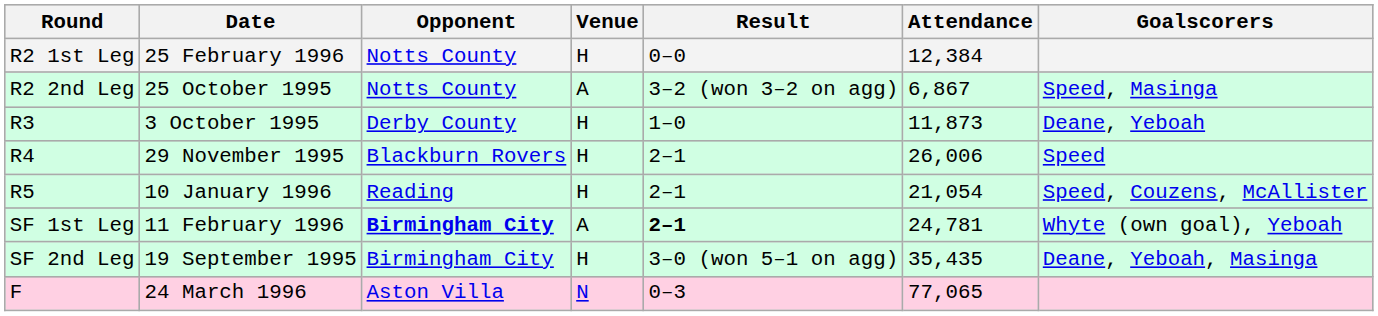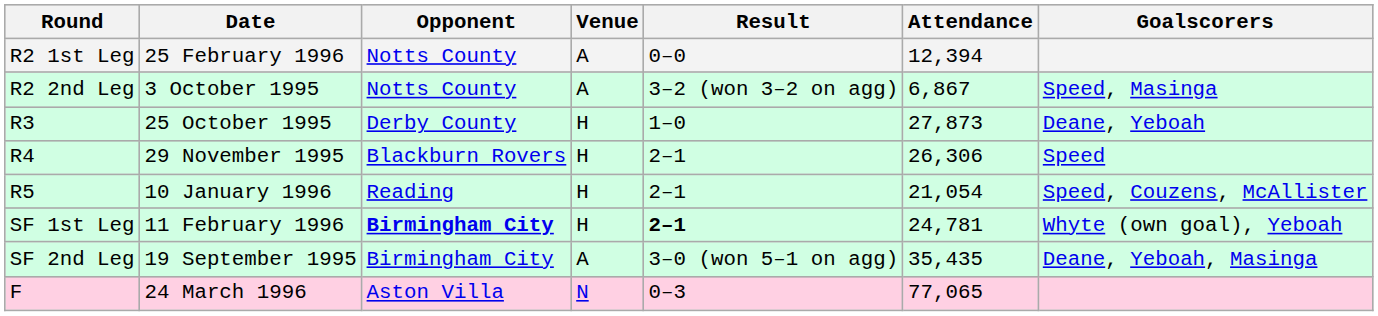(582, 56) H -> (582, 56) A
(946, 56) 12,384 -> (946, 56) 12,394
(238, 90) 25 October 1995 -> (232, 90) 3 October 1995
(232, 123) 3 October 1995 -> (238, 123) 25 October 1995
(946, 123) 11,873 -> (946, 123) 27,873
(946, 157) 26,006 -> (946, 157) 26,306
(582, 225) A -> (582, 225) H
(582, 259) H -> (582, 259) A
